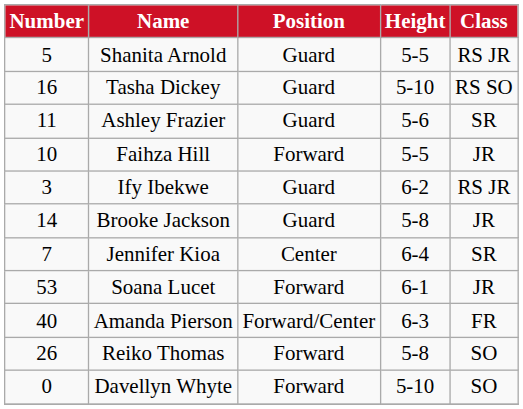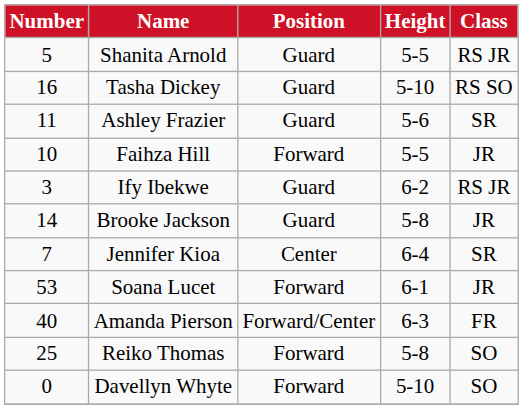(47, 353) 26 -> (47, 353) 25
